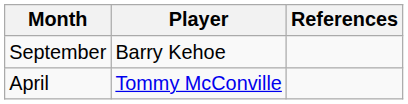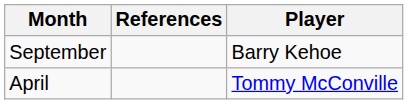columns swapped: (199, 20) <-> (344, 20)
